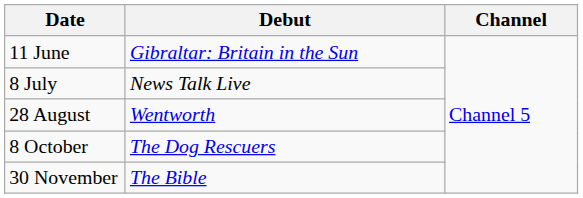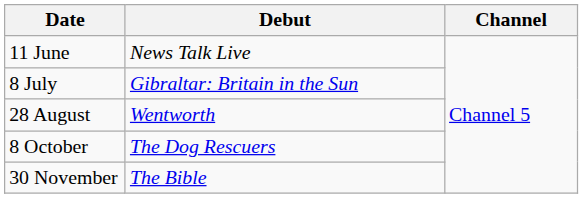(244, 51) Gibraltar: Britain in the Sun -> (190, 51) News Talk Live
(190, 83) News Talk Live -> (244, 83) Gibraltar: Britain in the Sun
